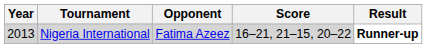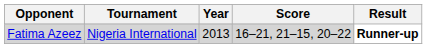columns swapped: (21, 14) <-> (193, 14)
